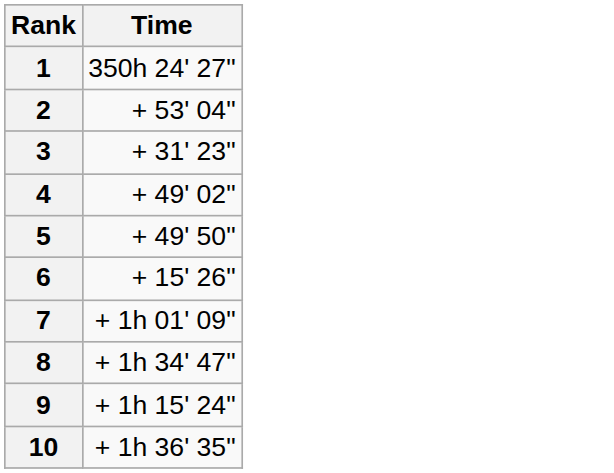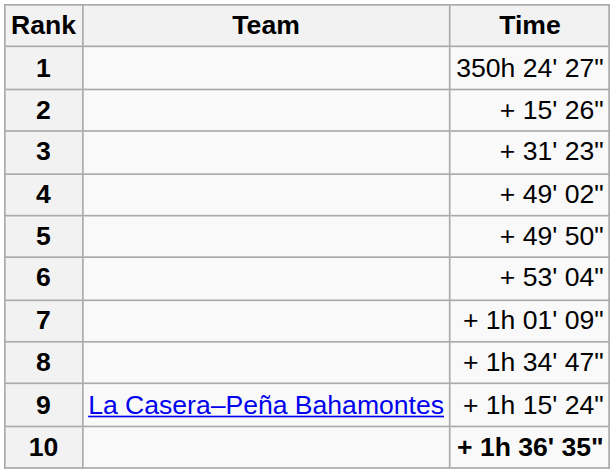+ column: (266, 25)
(184, 109) + 53' 04" -> (552, 109) + 15' 26"
(184, 278) + 15' 26" -> (552, 278) + 53' 04"
(165, 446) normal -> (530, 446) bold
